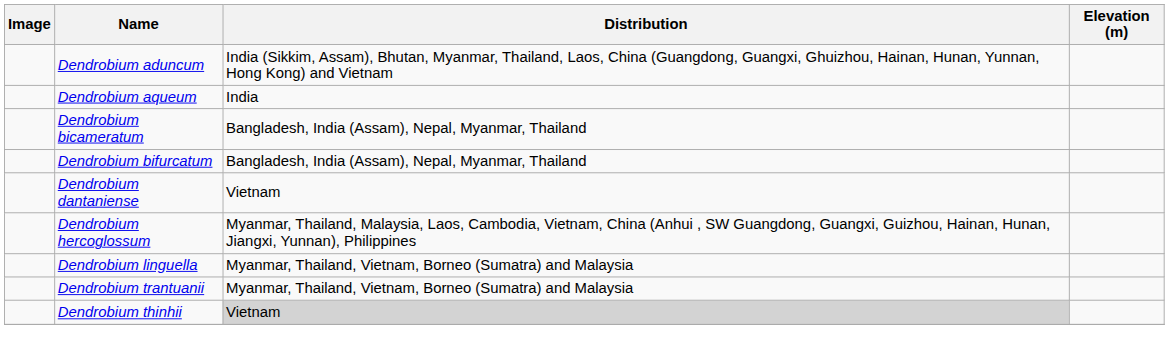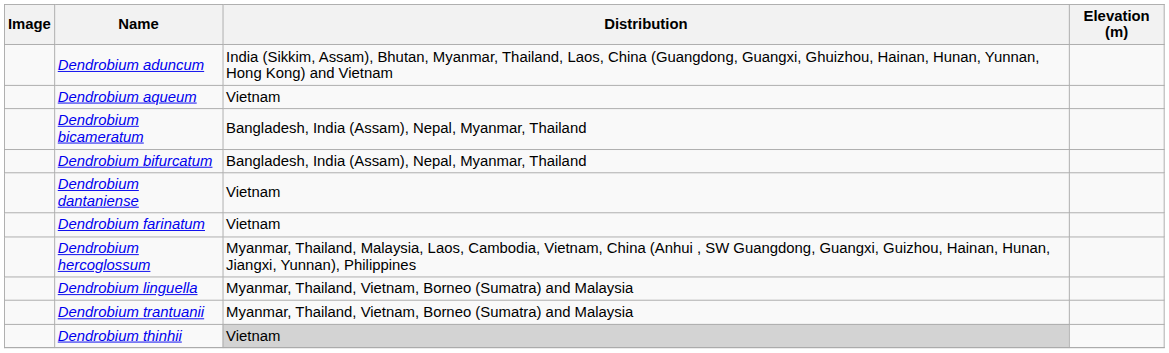(242, 96) India -> (253, 96) Vietnam
+ row: (131, 224)
